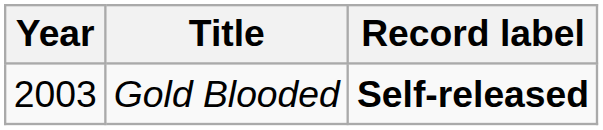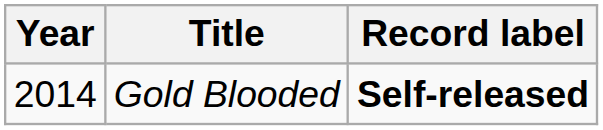(55, 93) 2003 -> (55, 93) 2014
